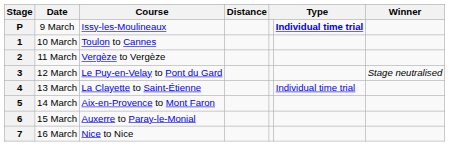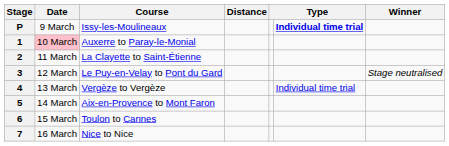(57, 42) no background -> (57, 42) pink background
(119, 42) Toulon to Cannes -> (139, 42) Auxerre to Paray-le-Monial
(123, 57) Vergèze to Vergèze -> (141, 57) La Clayette to Saint-Étienne
(141, 88) La Clayette to Saint-Étienne -> (123, 88) Vergèze to Vergèze
(139, 118) Auxerre to Paray-le-Monial -> (119, 118) Toulon to Cannes
